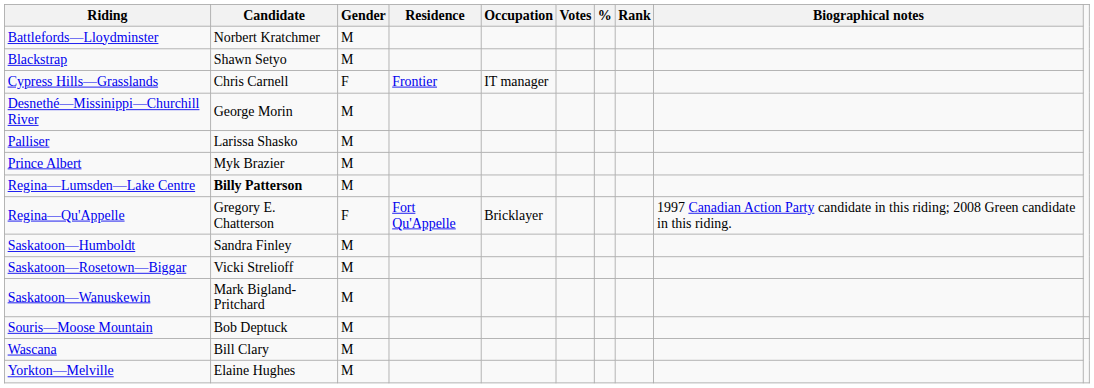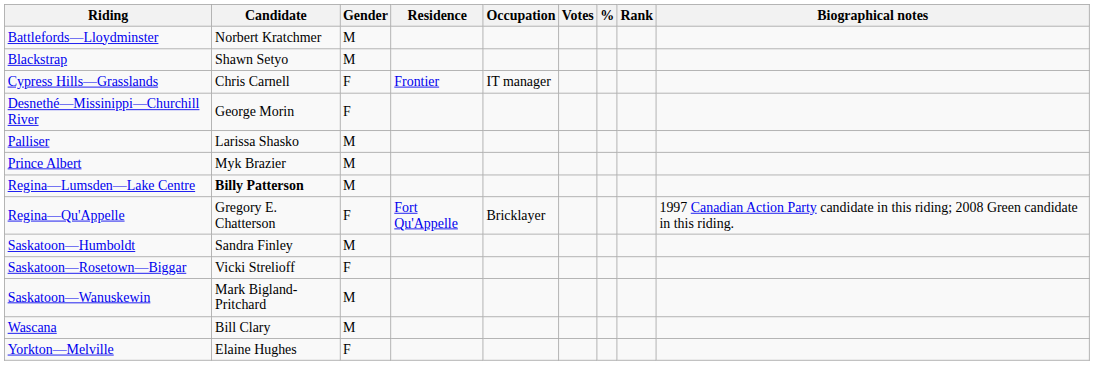(347, 111) M -> (347, 111) F
(347, 267) M -> (347, 267) F
- row: (80, 327)
(347, 371) M -> (347, 349) F
